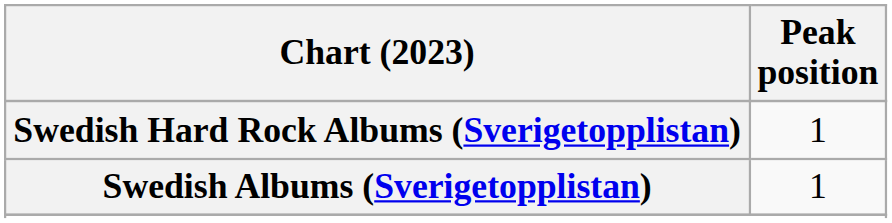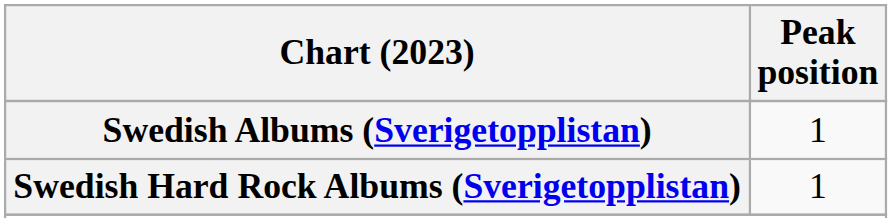rows swapped: (377, 186) <-> (377, 129)
